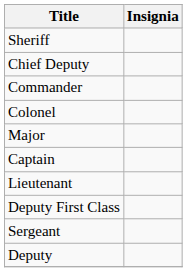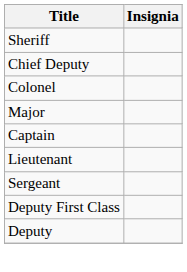- row: (45, 87)
rows swapped: (34, 231) <-> (64, 207)
